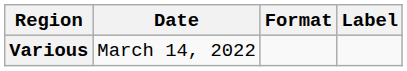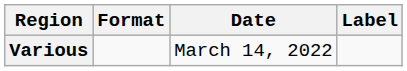columns swapped: (177, 20) <-> (299, 20)
